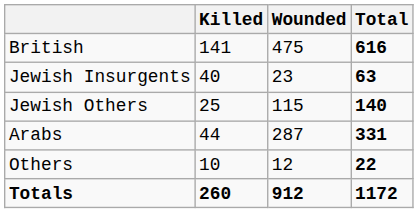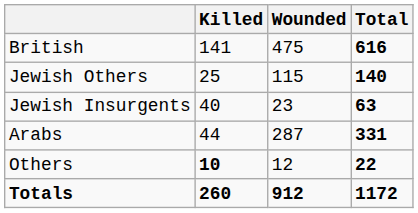rows swapped: (100, 77) <-> (78, 106)
(210, 164) normal -> (210, 164) bold
